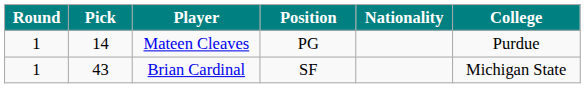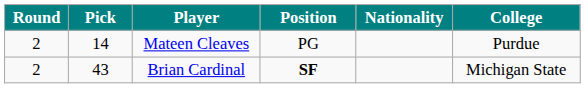(36, 43) 1 -> (36, 43) 2
(36, 69) 1 -> (36, 69) 2
(308, 69) normal -> (308, 69) bold
